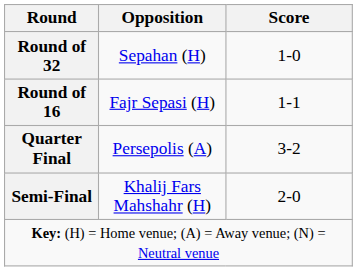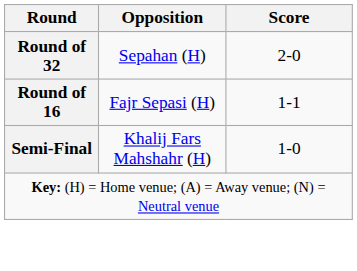(289, 55) 1-0 -> (289, 55) 2-0
- row: (52, 149)
(289, 195) 2-0 -> (289, 149) 1-0
